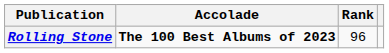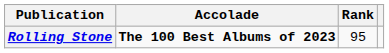(358, 37) 96 -> (358, 37) 95
